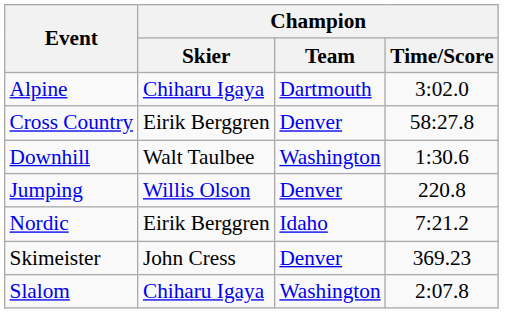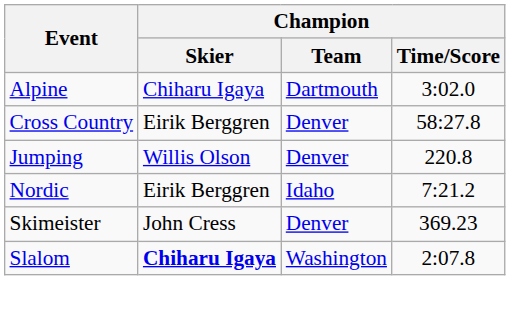- row: (50, 156)
(204, 291) normal -> (209, 257) bold
